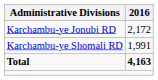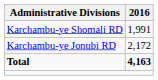rows swapped: (61, 29) <-> (65, 45)
